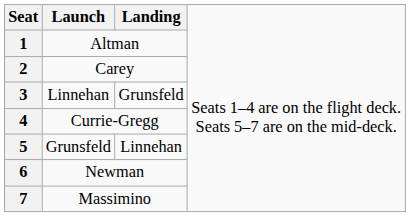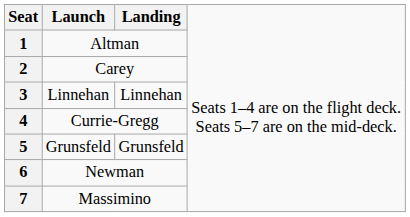(151, 95) Grunsfeld -> (151, 95) Linnehan
(151, 146) Linnehan -> (151, 146) Grunsfeld
